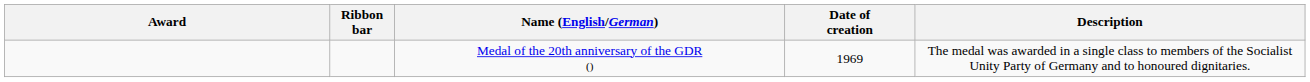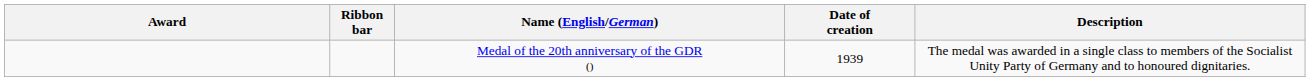(850, 58) 1969 -> (850, 58) 1939
